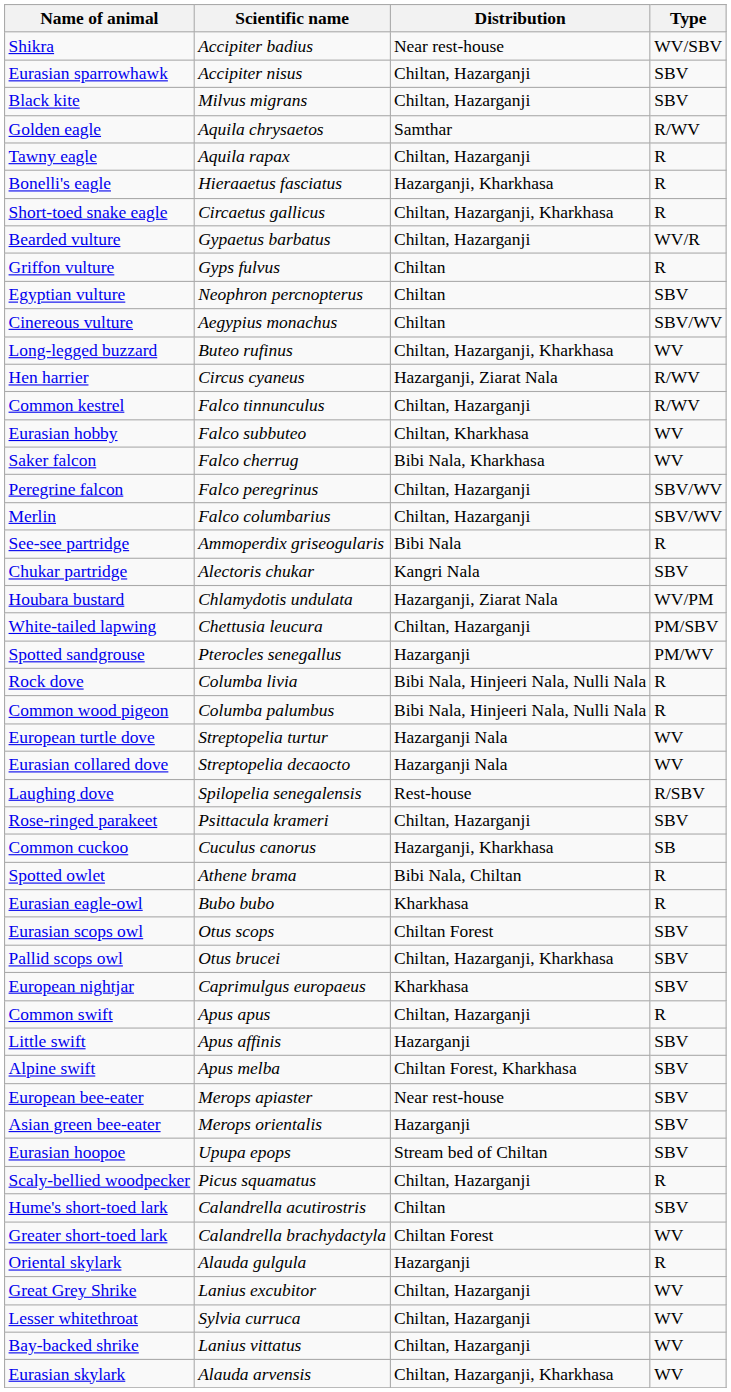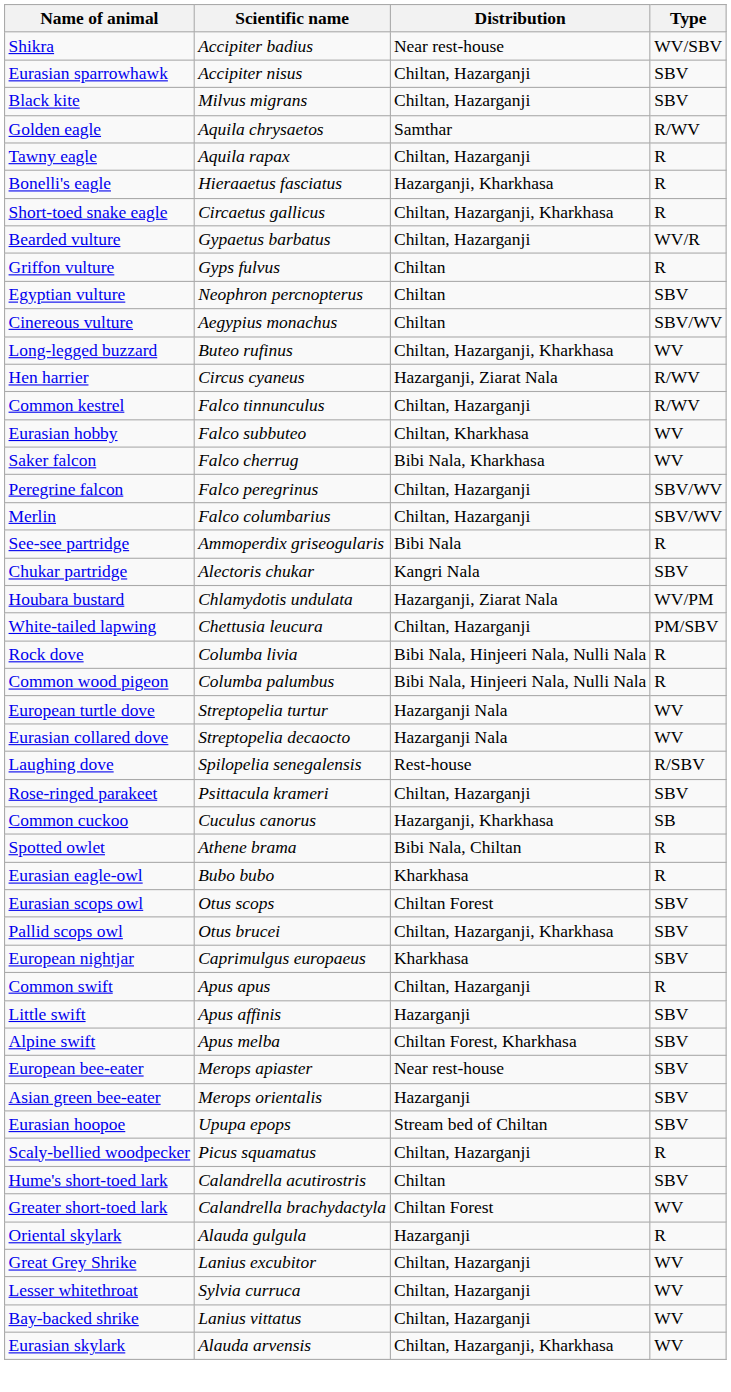- row: (77, 654)
